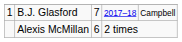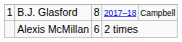(97, 12) 7 -> (97, 12) 8
